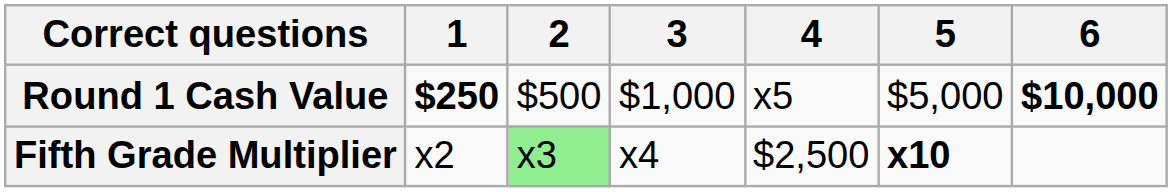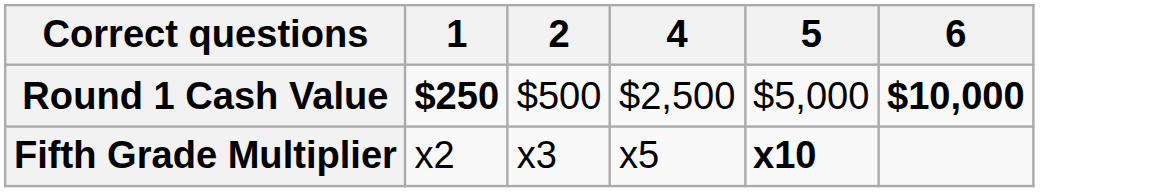- column: (677, 34)
(773, 95) x5 -> (677, 95) $2,500
(537, 155) lightgreen background -> (537, 155) no background
(811, 155) $2,500 -> (639, 155) x5
